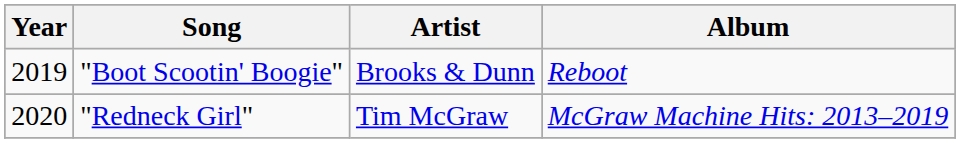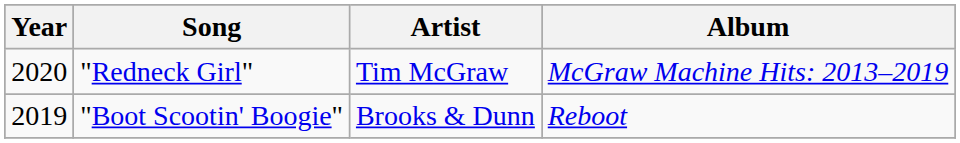rows swapped: (212, 71) <-> (167, 115)
